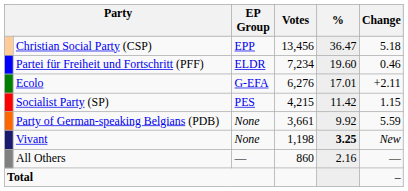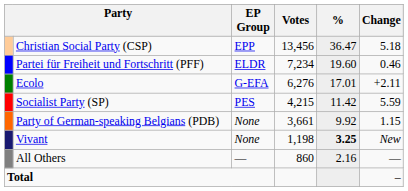(390, 102) 1.15 -> (390, 102) 5.59
(390, 121) 5.59 -> (390, 121) 1.15
